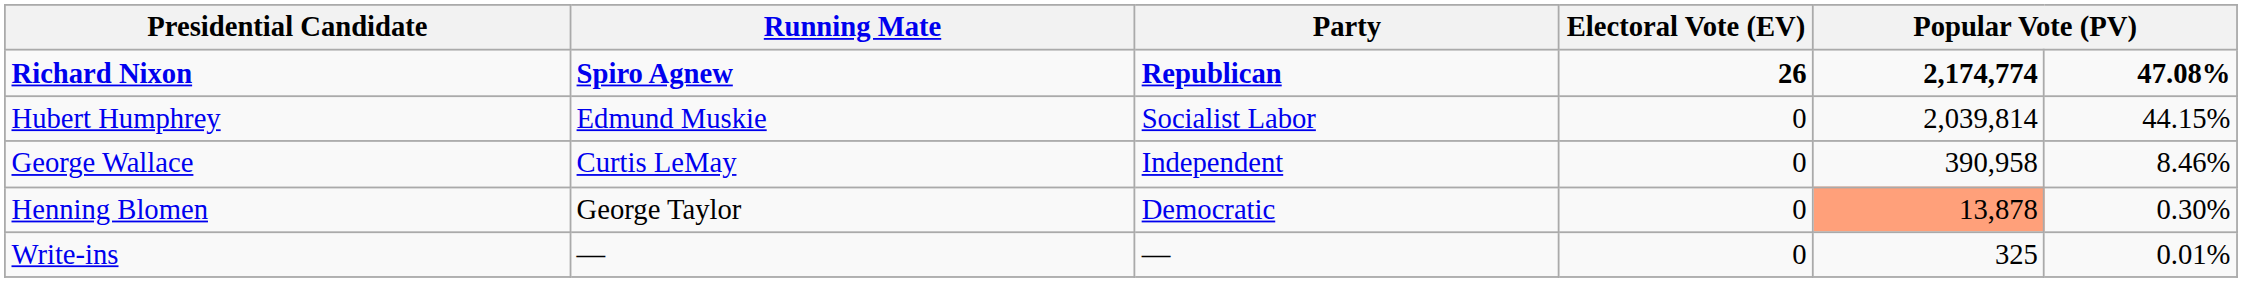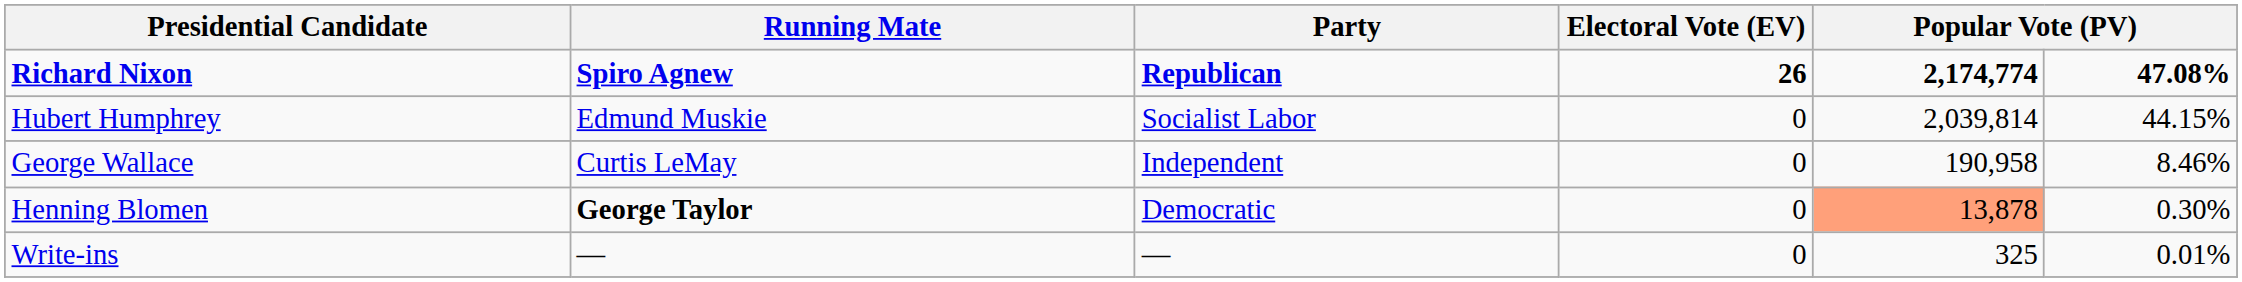(1991, 163) 390,958 -> (1991, 163) 190,958
(659, 208) normal -> (664, 208) bold
